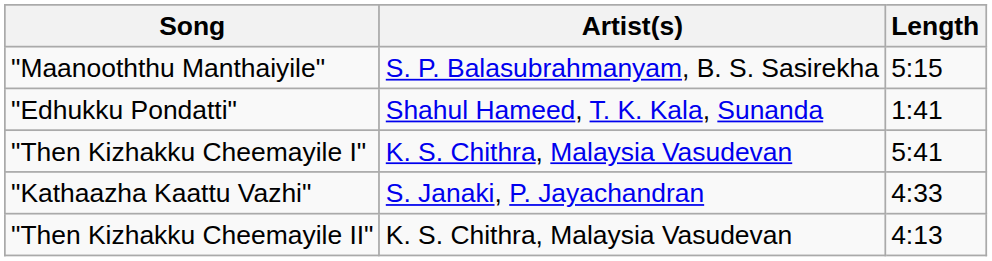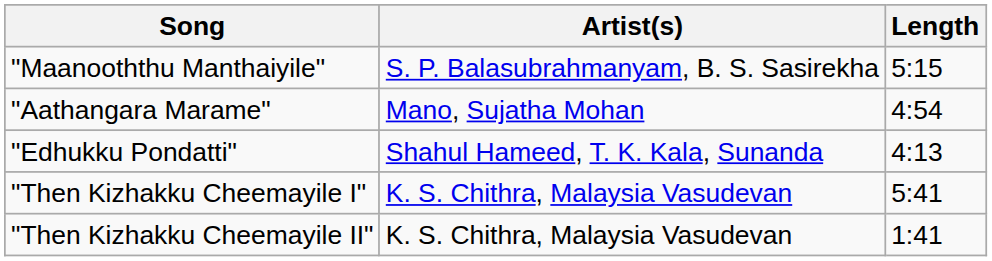+ row: (141, 110)
(917, 110) 1:41 -> (917, 152) 4:13
- row: (161, 193)
(917, 235) 4:13 -> (917, 235) 1:41
